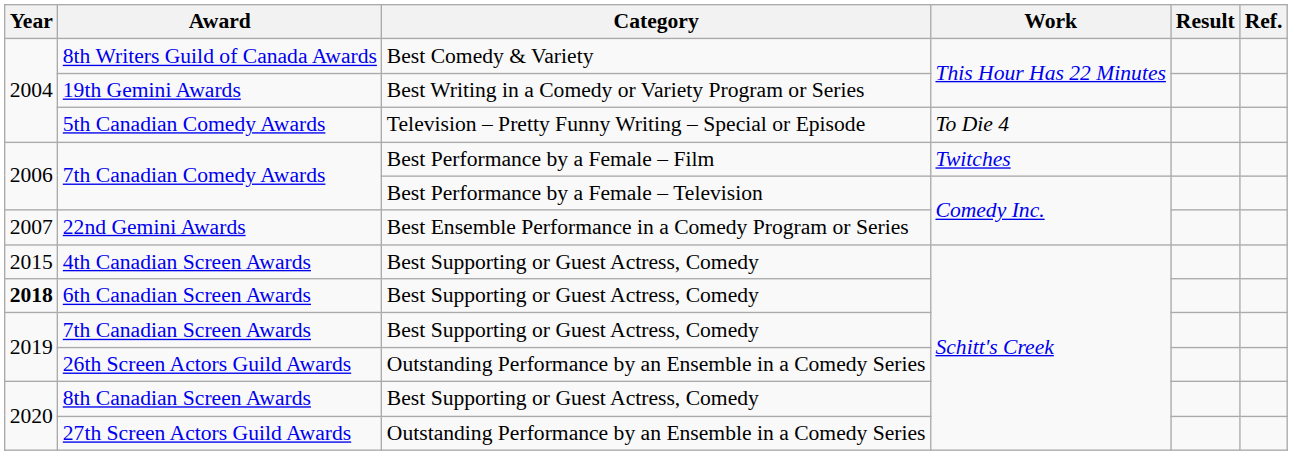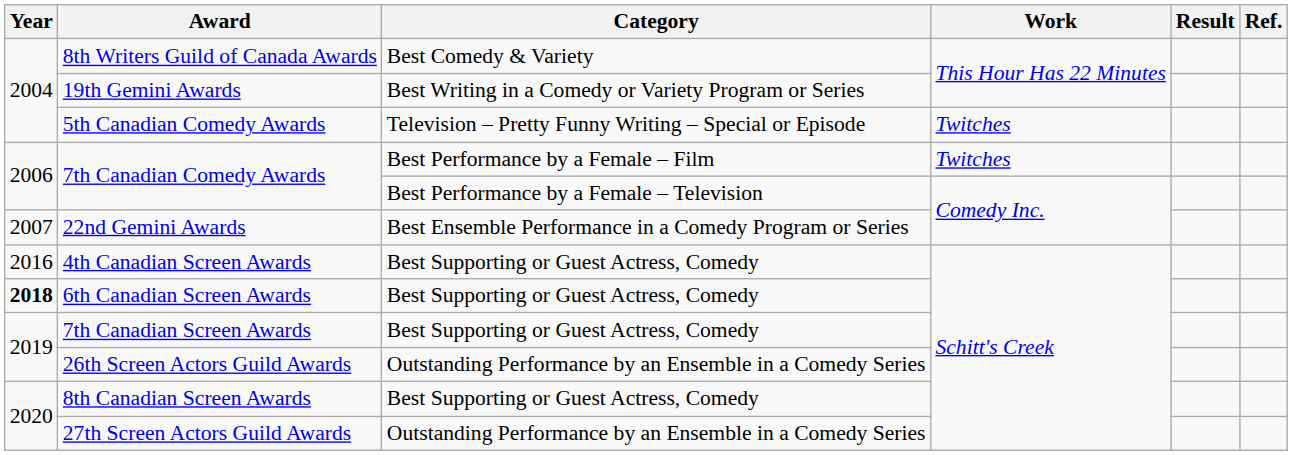(972, 124) To Die 4 -> (973, 124) Twitches
(31, 261) 2015 -> (31, 261) 2016
